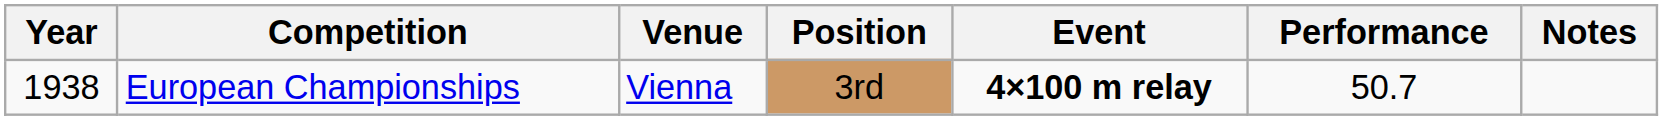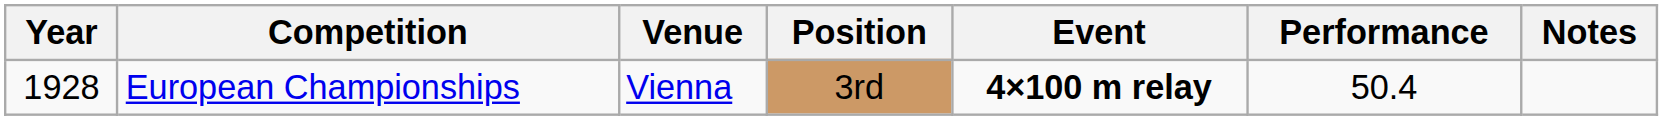(61, 87) 1938 -> (61, 87) 1928
(1384, 87) 50.7 -> (1384, 87) 50.4
